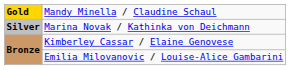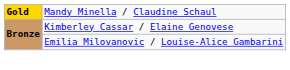- row: (147, 27)
